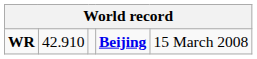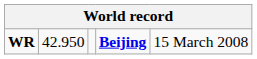(63, 41) 42.910 -> (63, 41) 42.950
